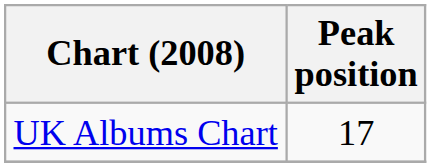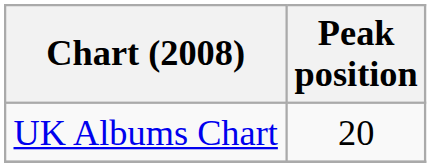(356, 131) 17 -> (356, 131) 20
